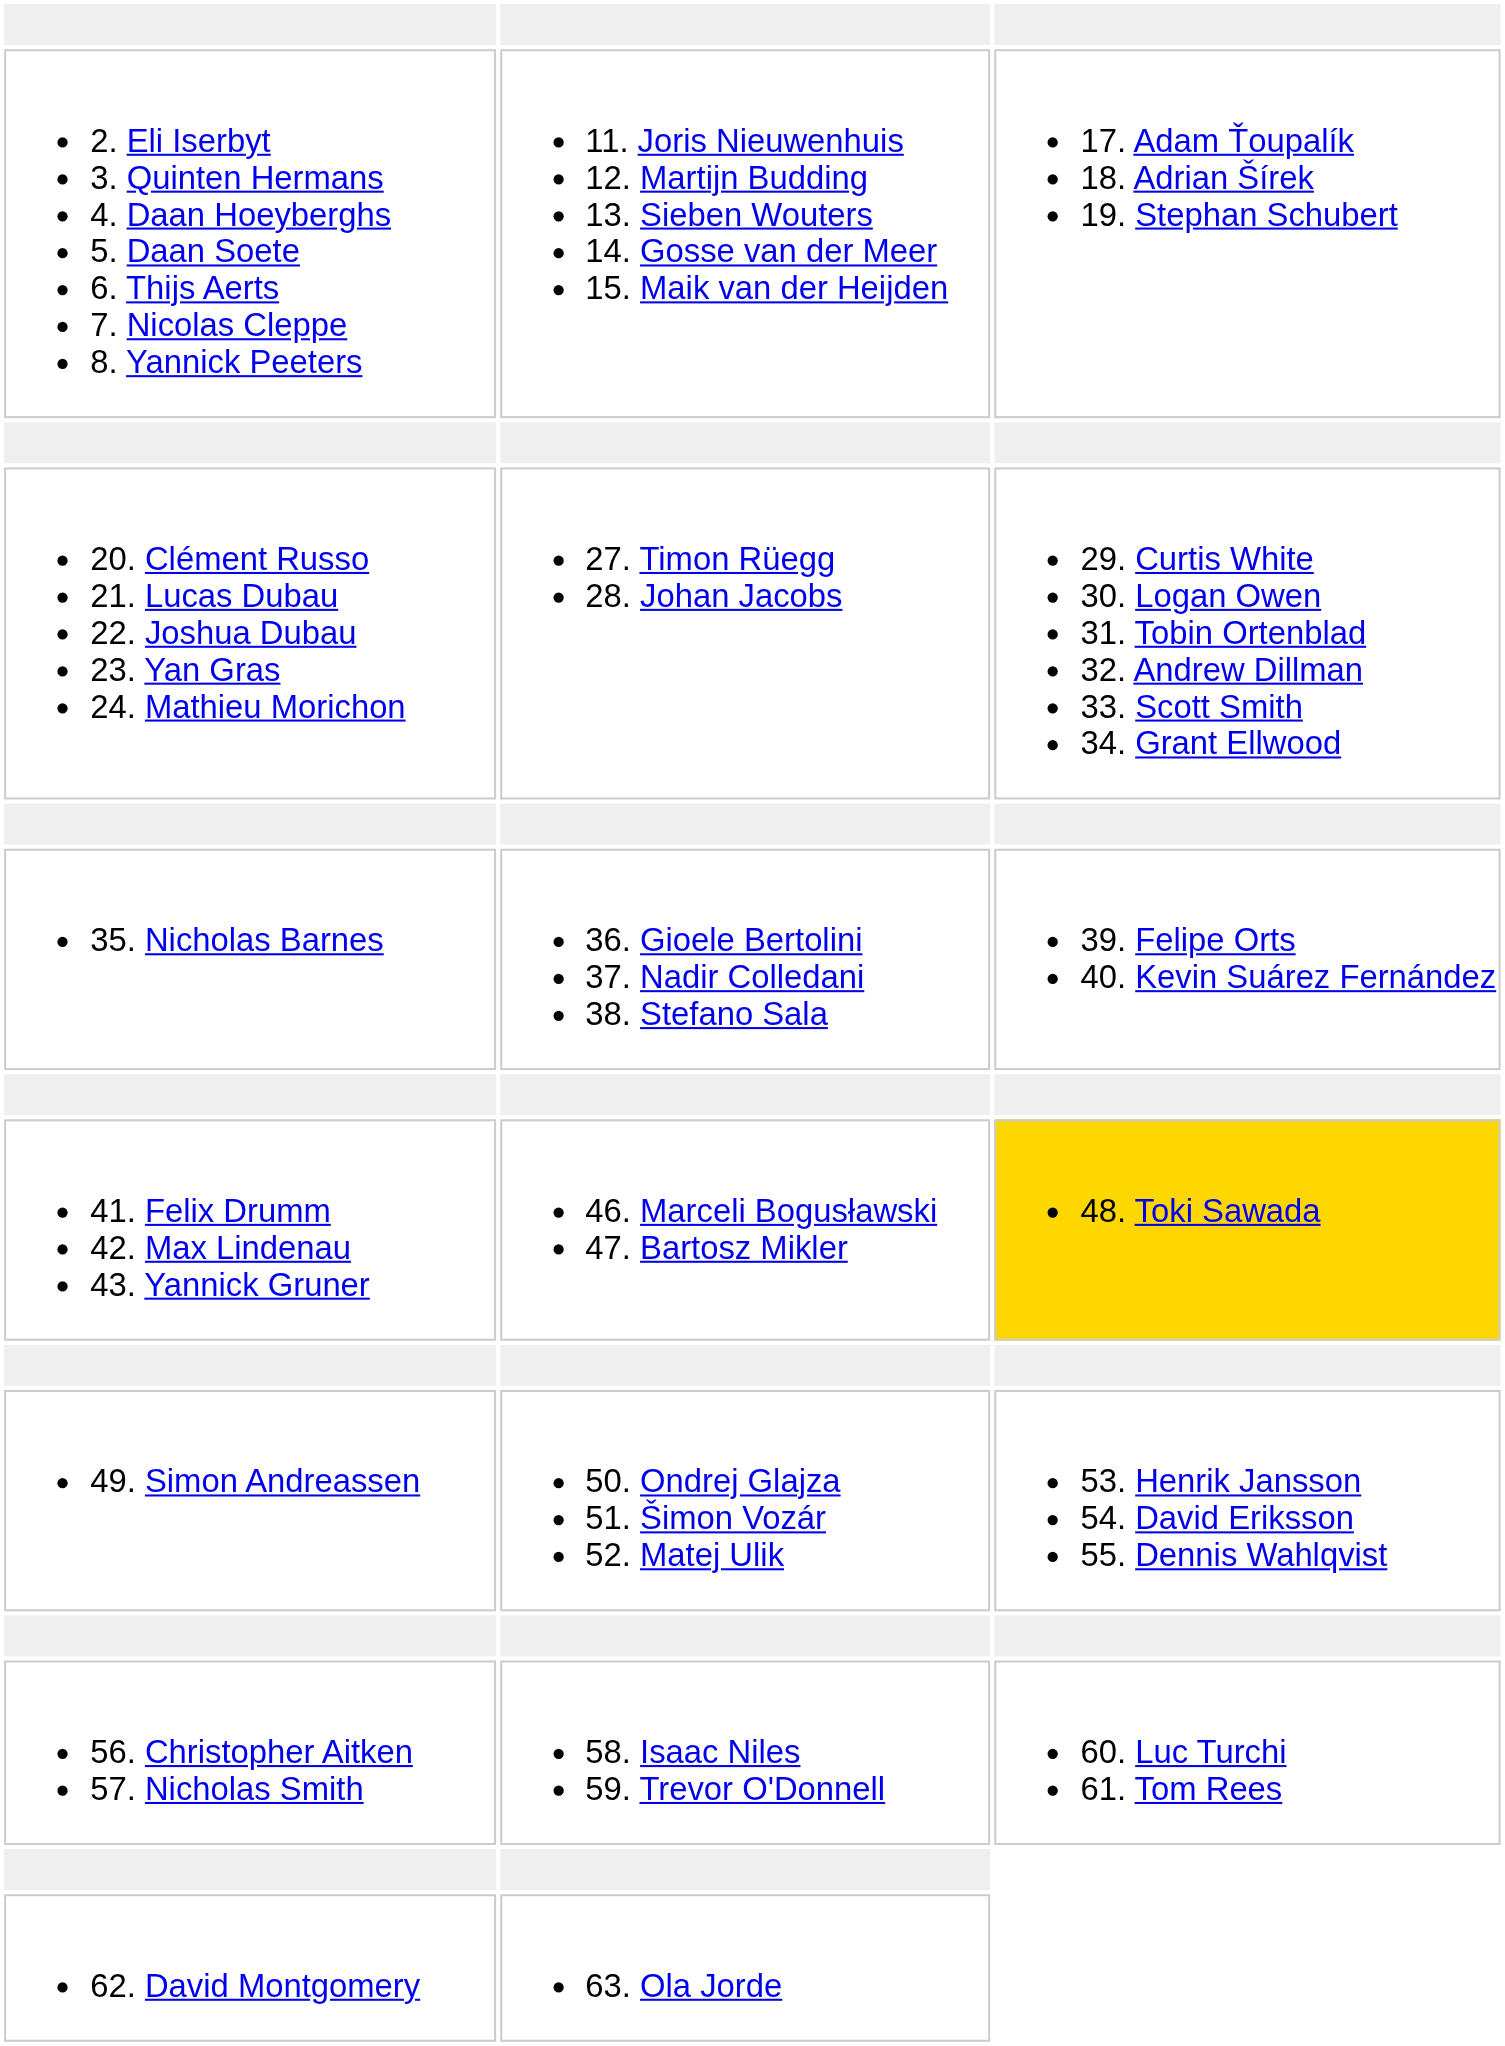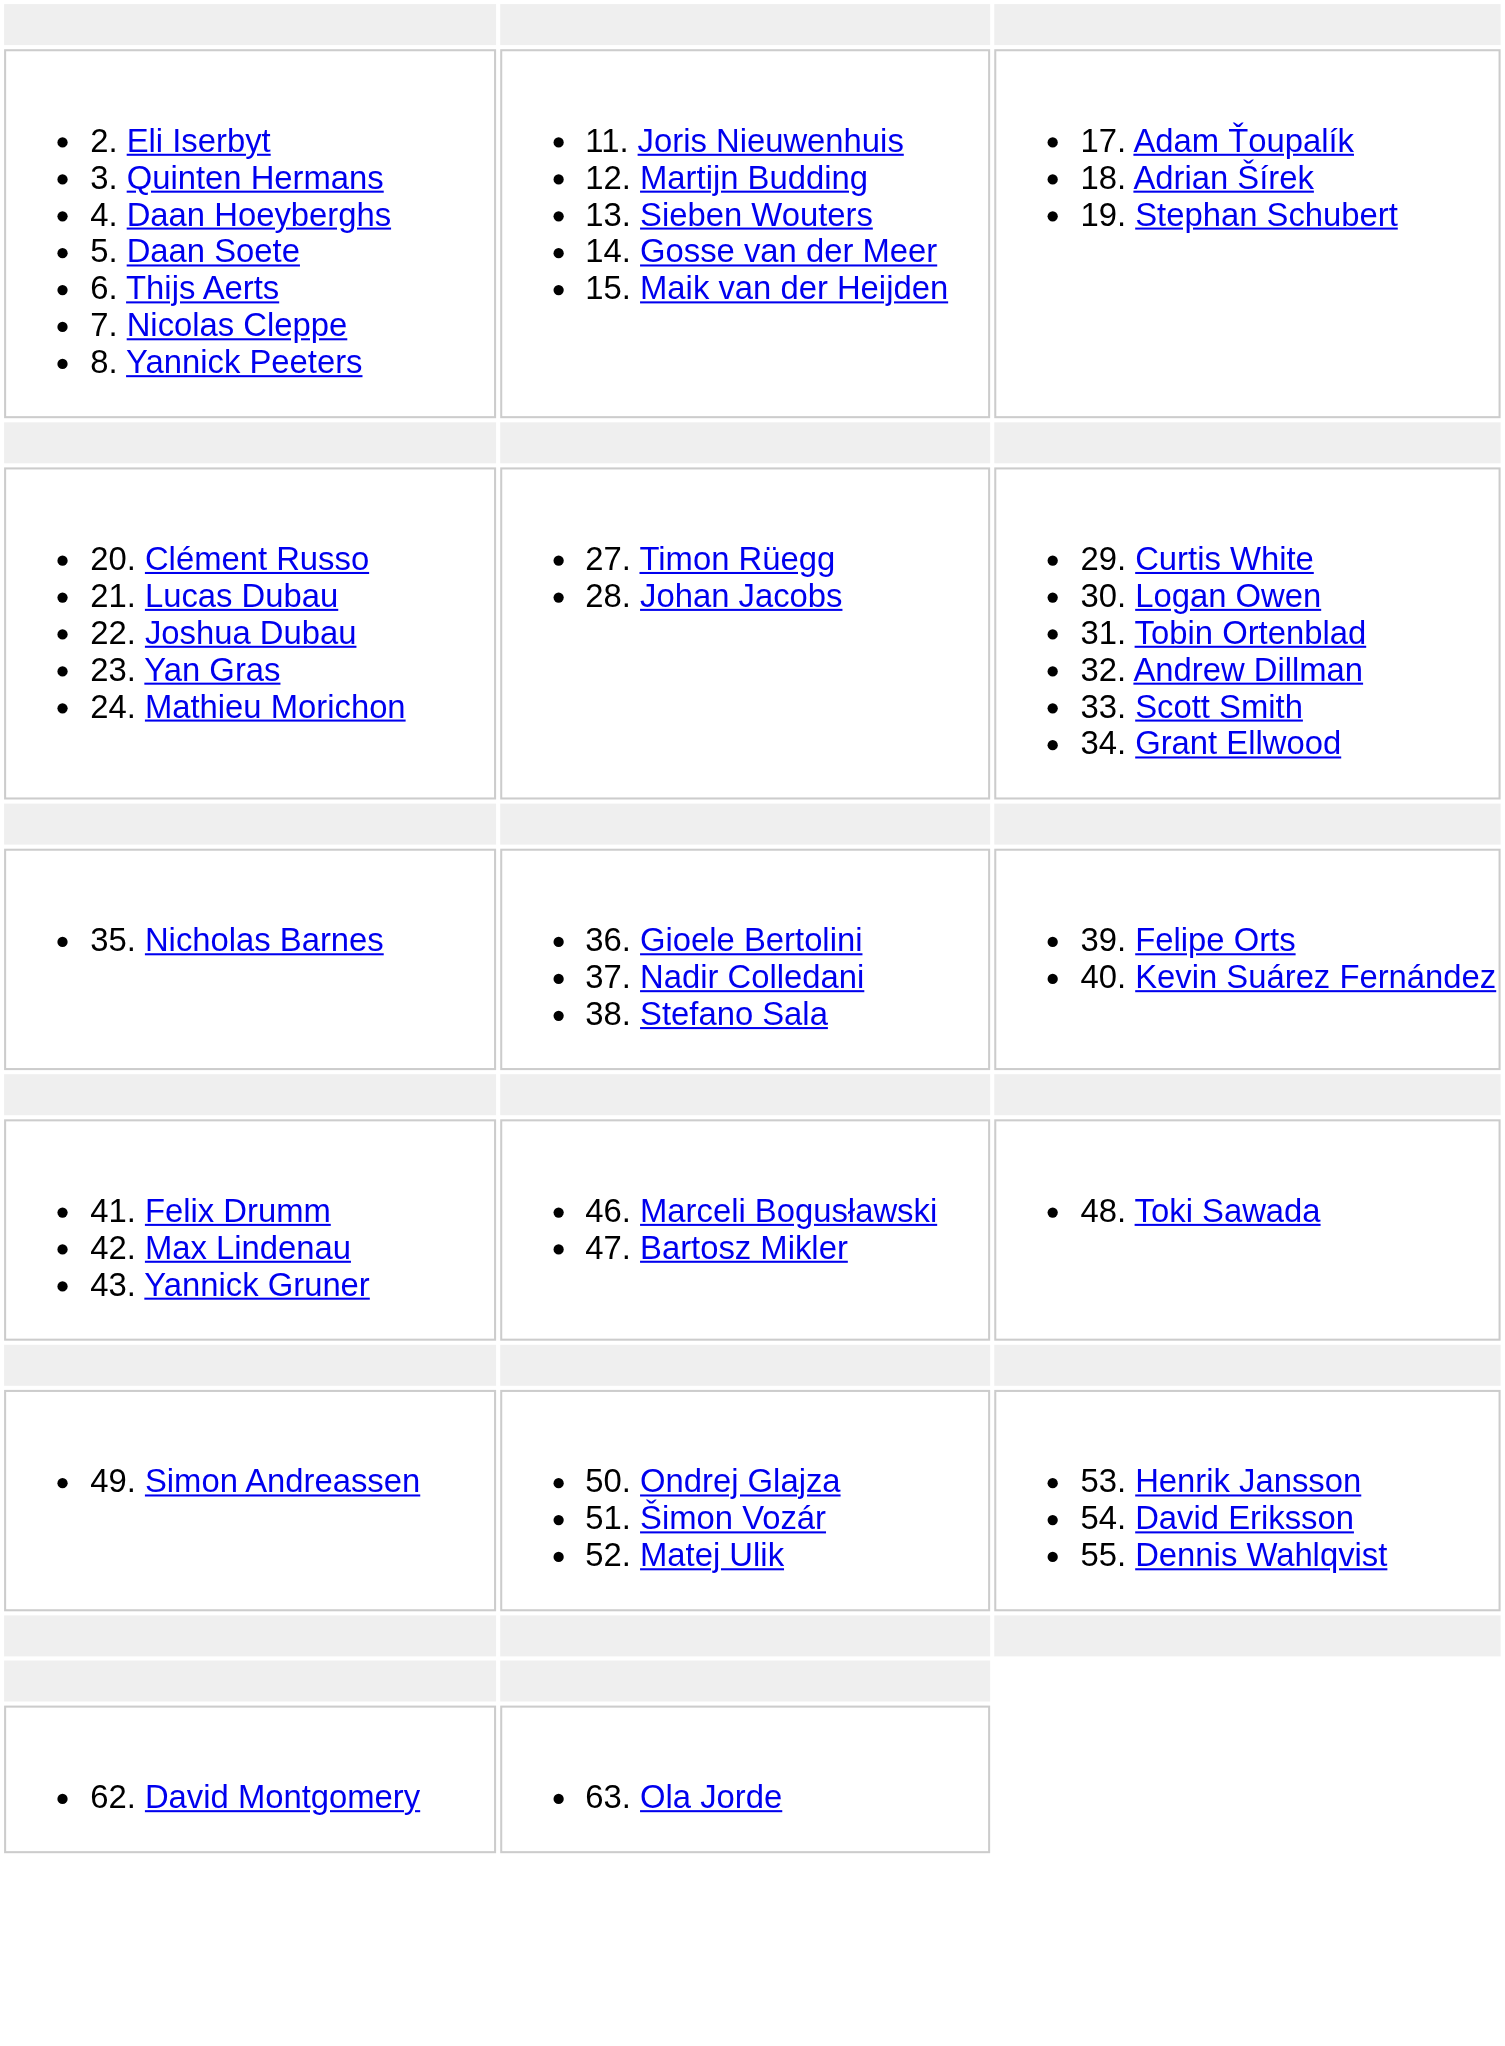(1247, 1212) gold background -> (1247, 1212) no background
- row: (250, 1771)
